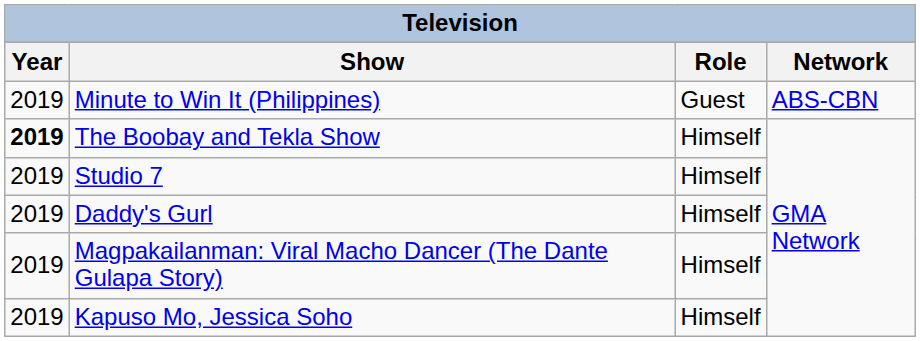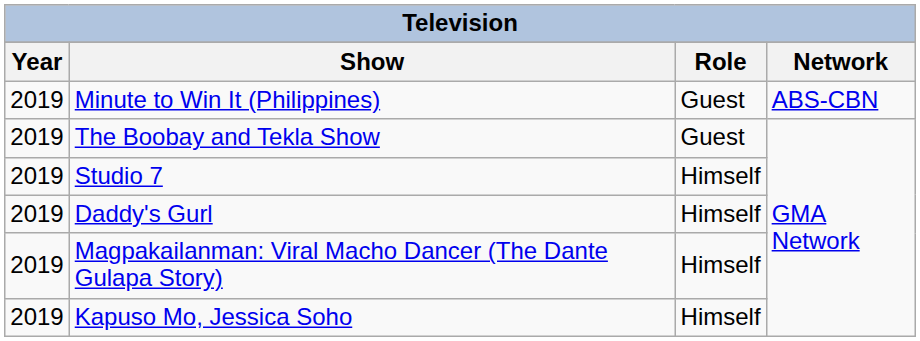(37, 137) bold -> (37, 137) normal
(721, 137) Himself -> (713, 137) Guest
